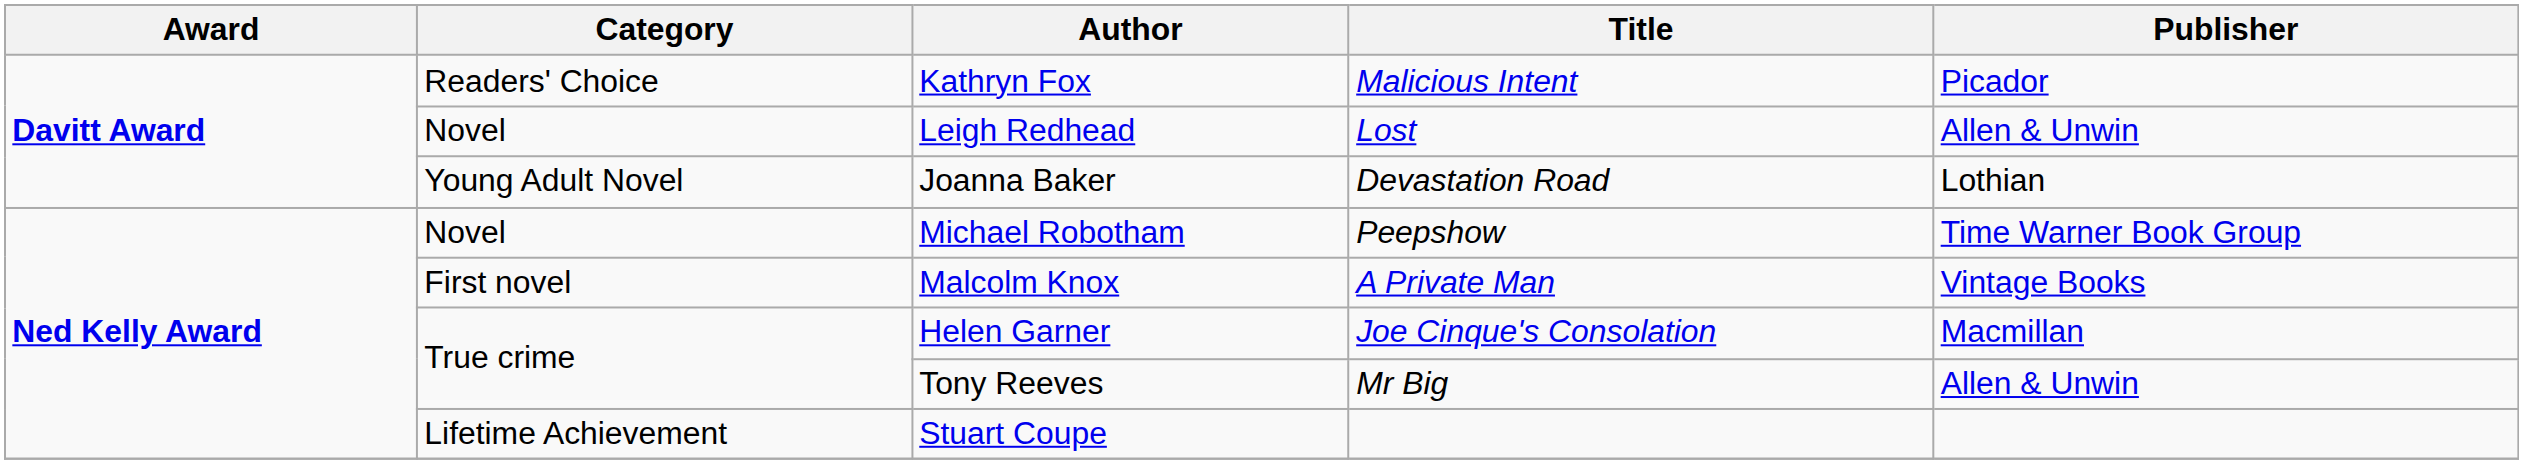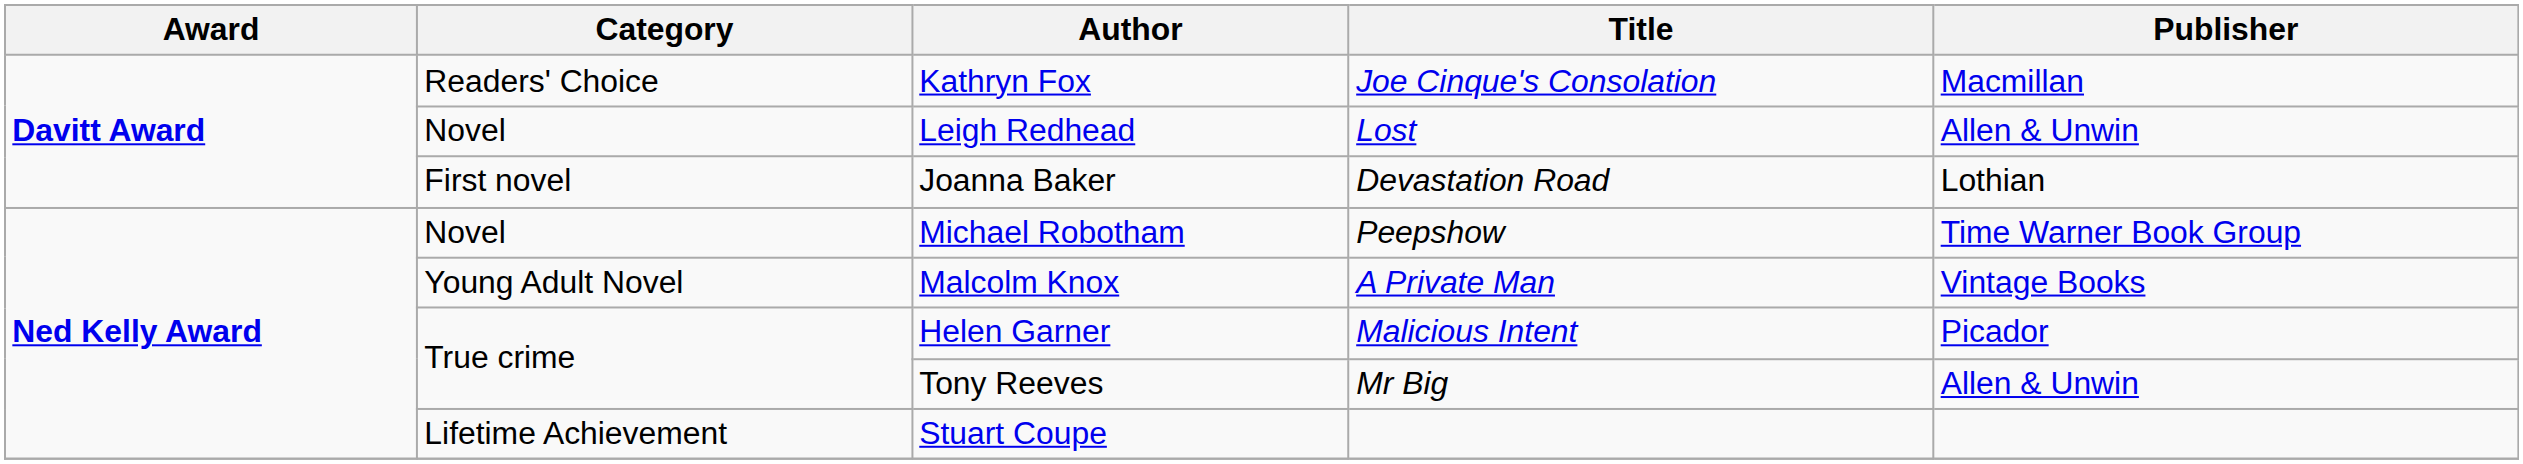(1467, 80) Malicious Intent -> (1536, 80) Joe Cinque's Consolation
(1995, 80) Picador -> (2012, 80) Macmillan
(554, 181) Young Adult Novel -> (498, 181) First novel
(498, 282) First novel -> (554, 282) Young Adult Novel
(1536, 332) Joe Cinque's Consolation -> (1467, 332) Malicious Intent
(2012, 332) Macmillan -> (1995, 332) Picador
